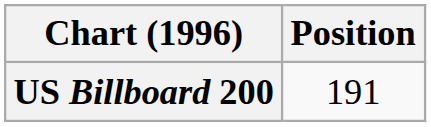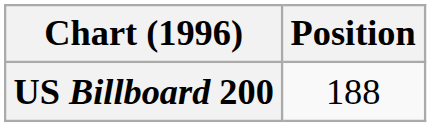(353, 90) 191 -> (353, 90) 188
